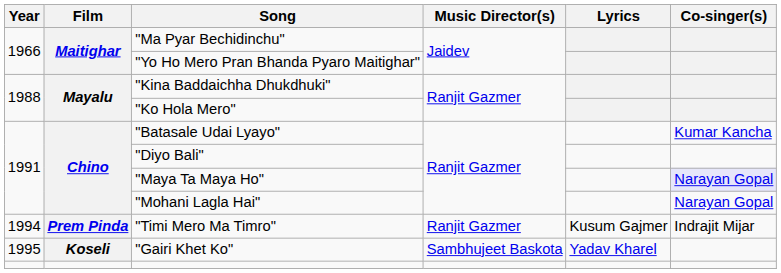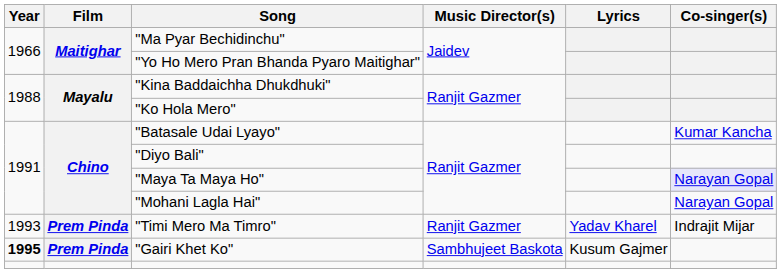(24, 226) 1994 -> (24, 226) 1993
(618, 226) Kusum Gajmer -> (613, 226) Yadav Kharel
(24, 249) normal -> (24, 249) bold
(88, 249) Koseli -> (88, 249) Prem Pinda
(613, 249) Yadav Kharel -> (618, 249) Kusum Gajmer
